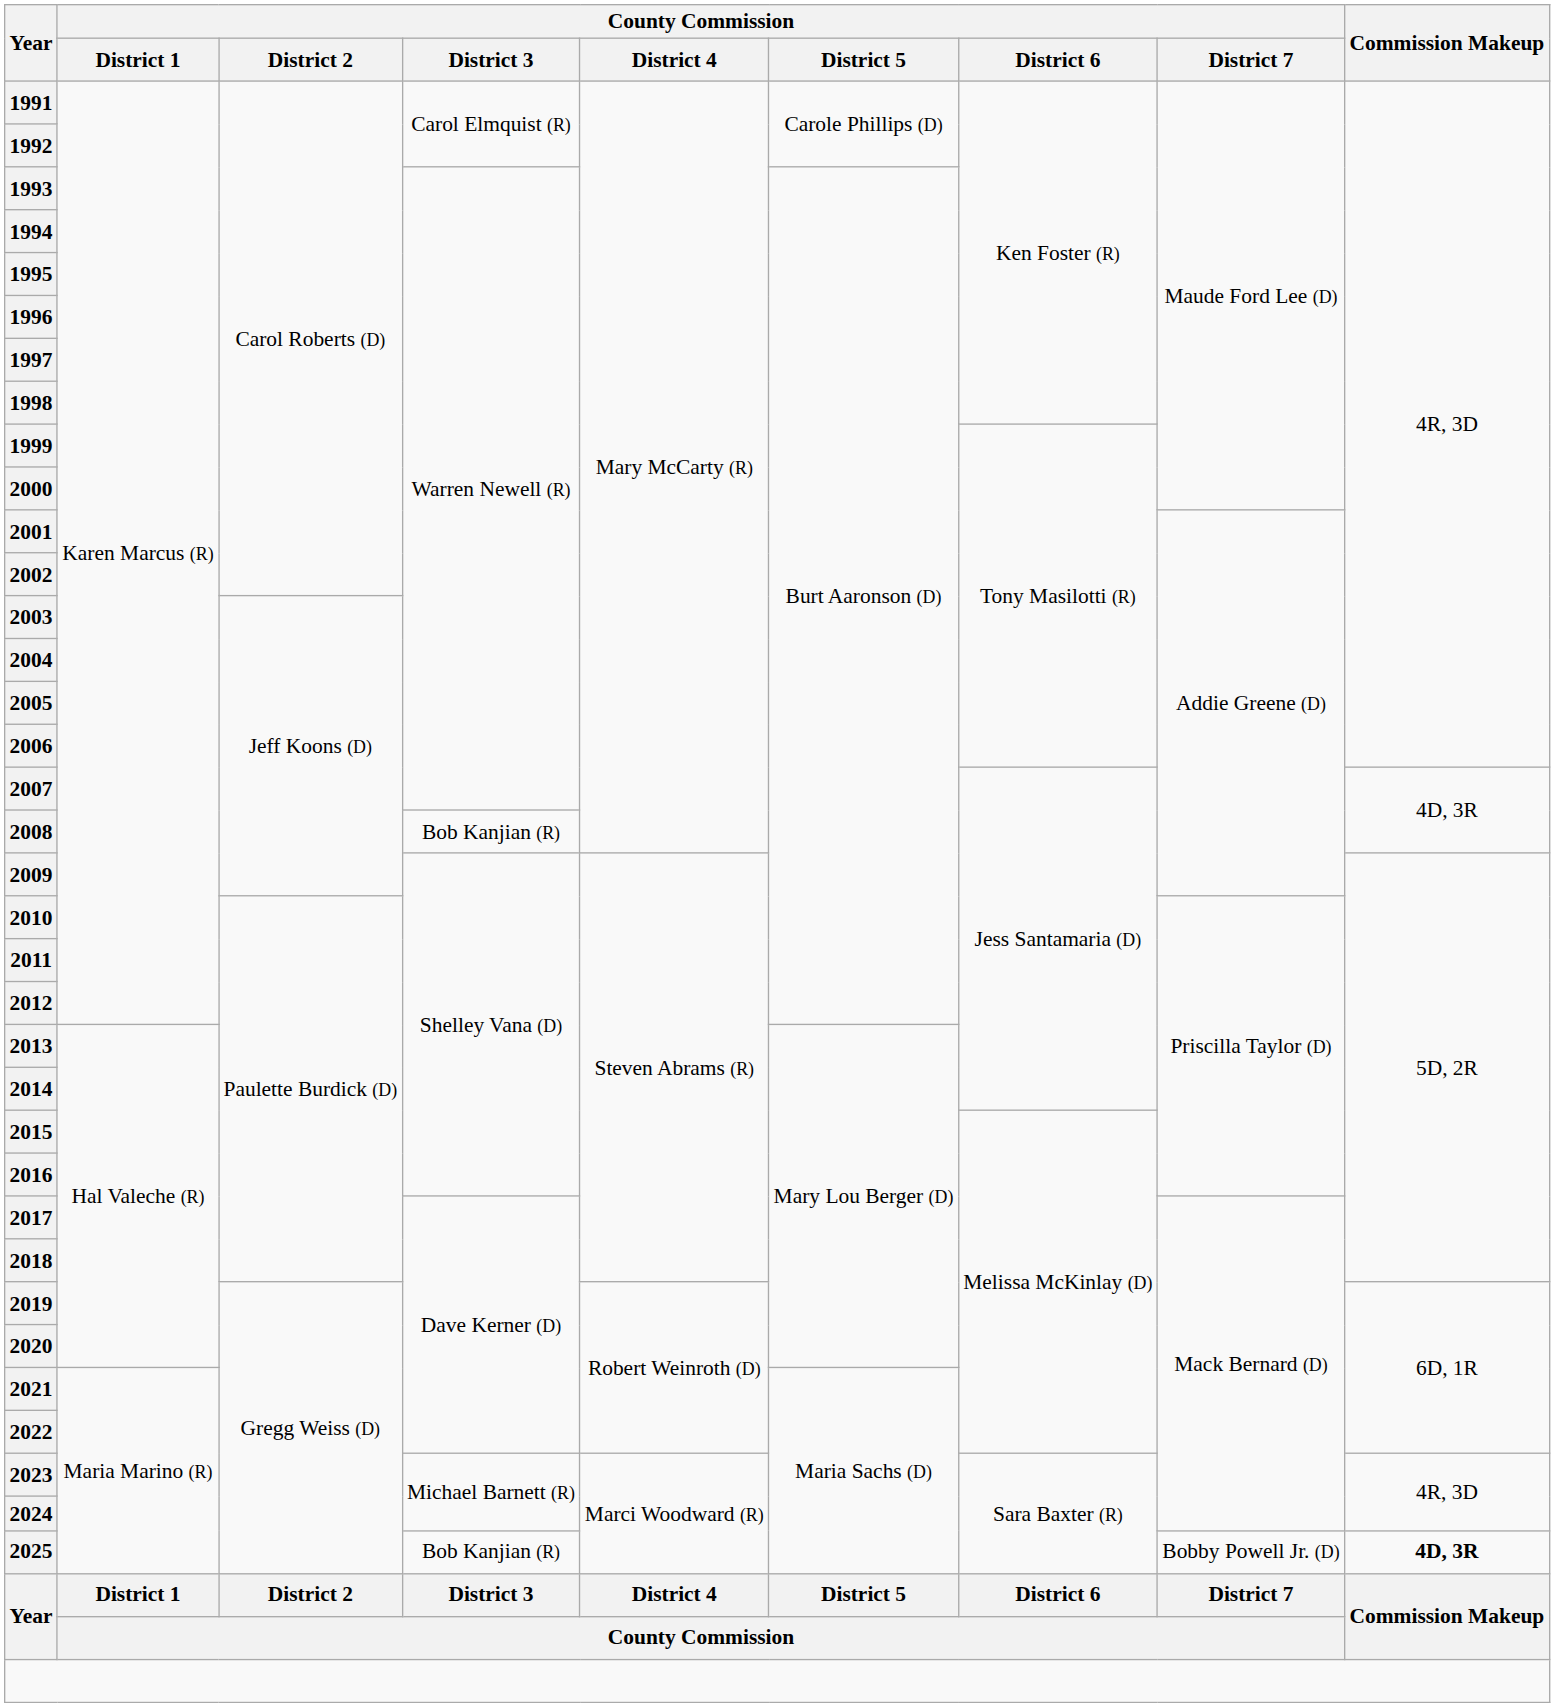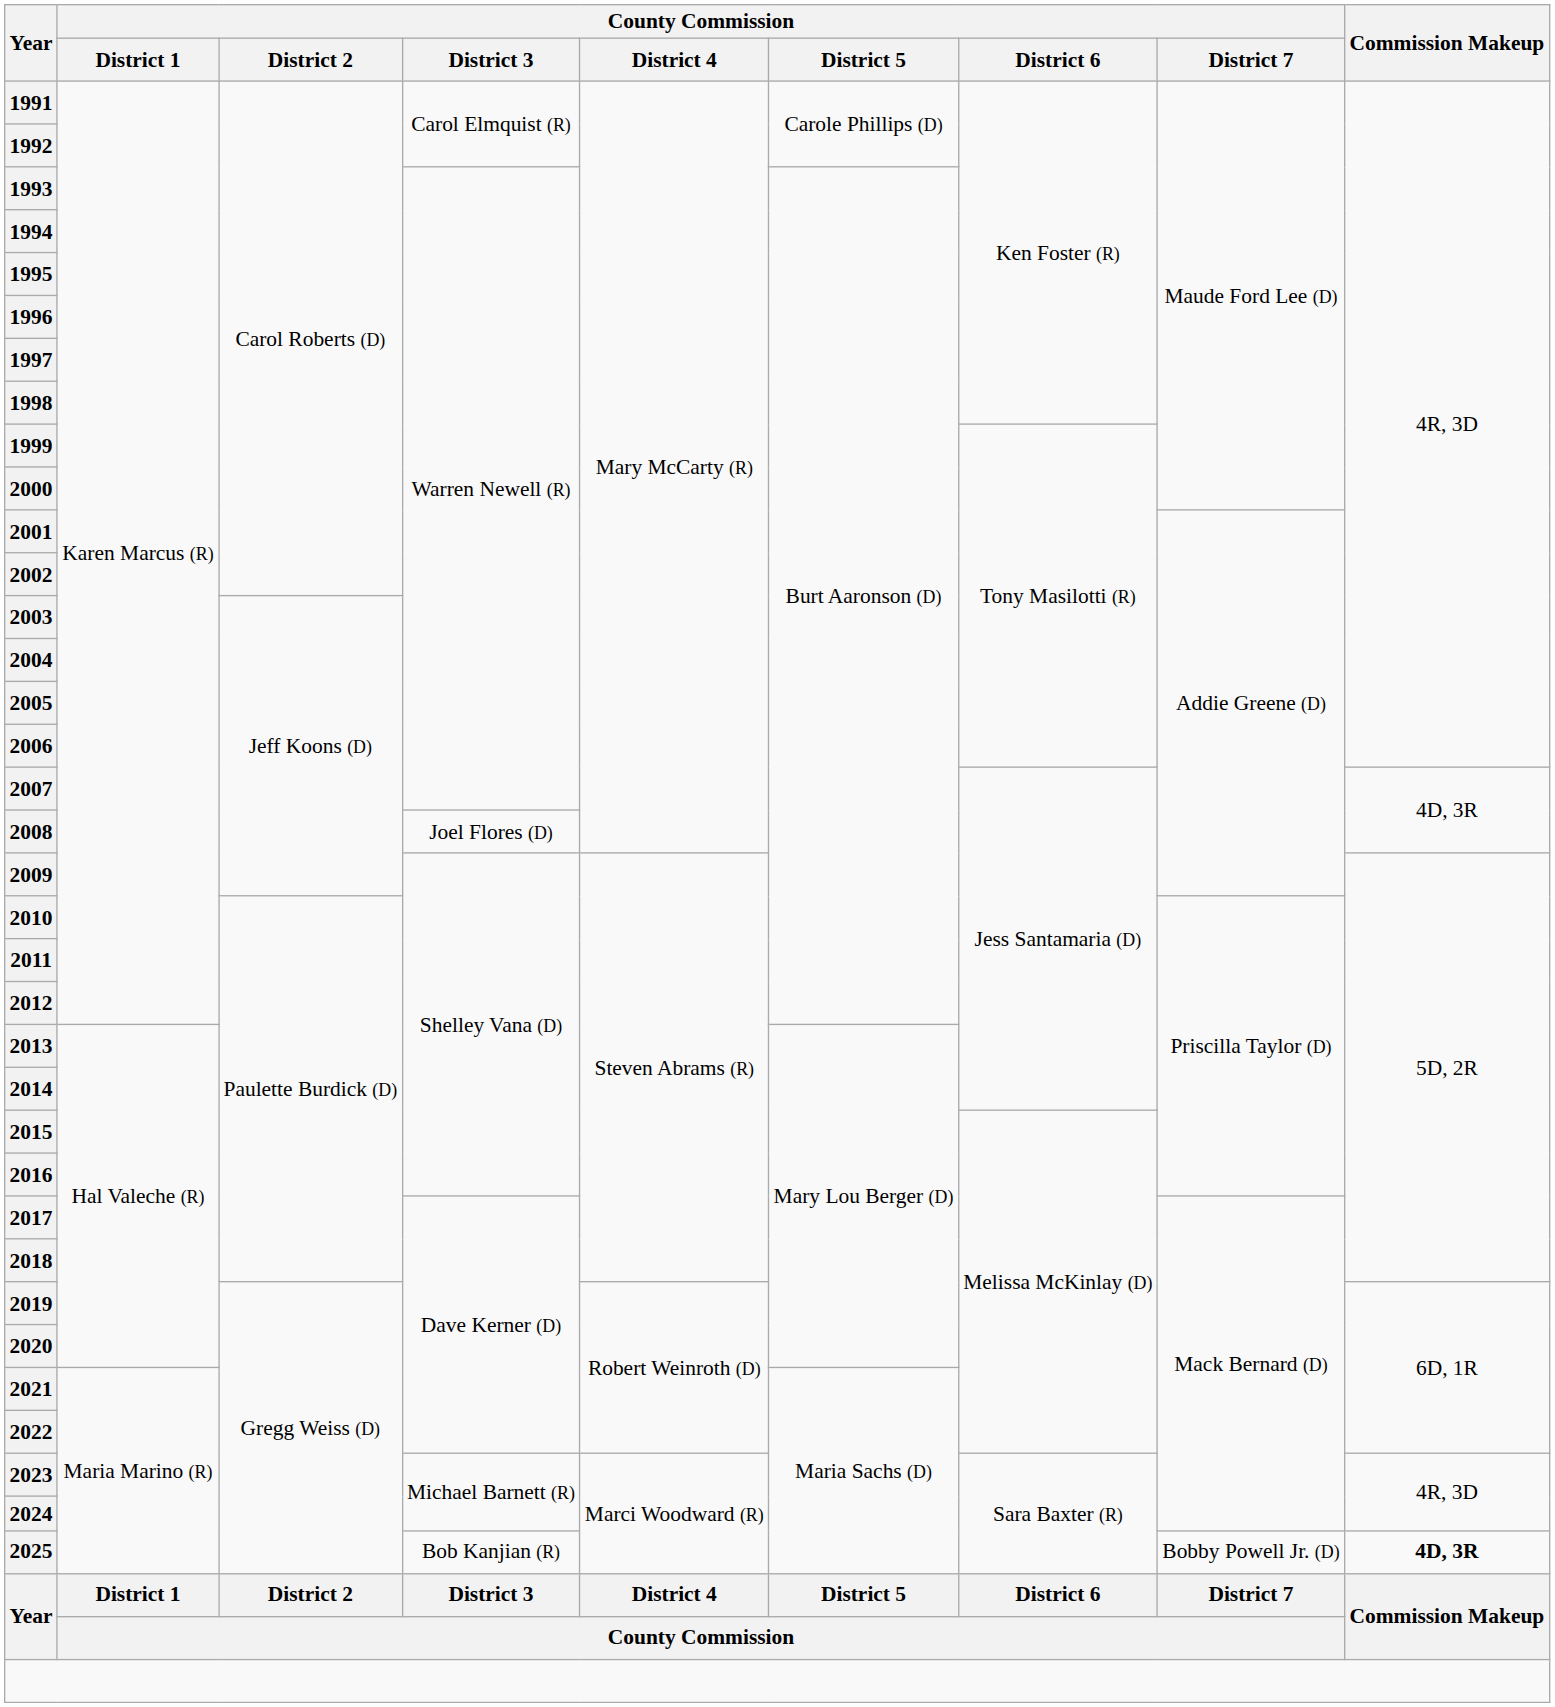(491, 831) Bob Kanjian (R) -> (491, 831) Joel Flores (D)
